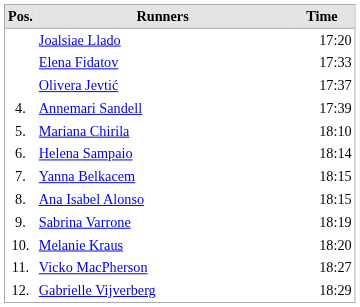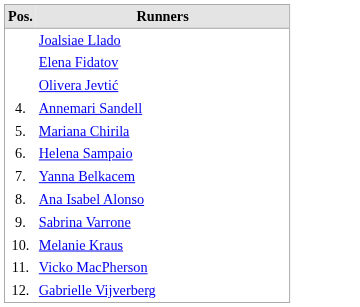- column: (322, 16)
